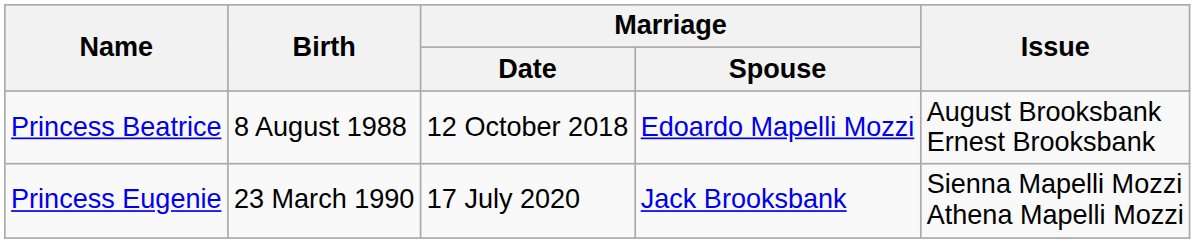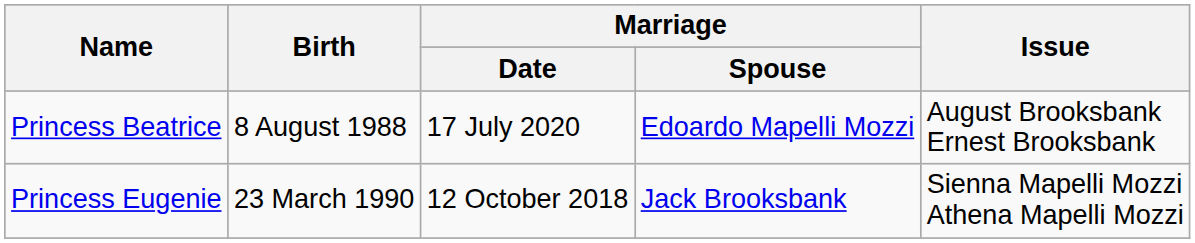(528, 126) 12 October 2018 -> (503, 126) 17 July 2020
(503, 200) 17 July 2020 -> (528, 200) 12 October 2018
